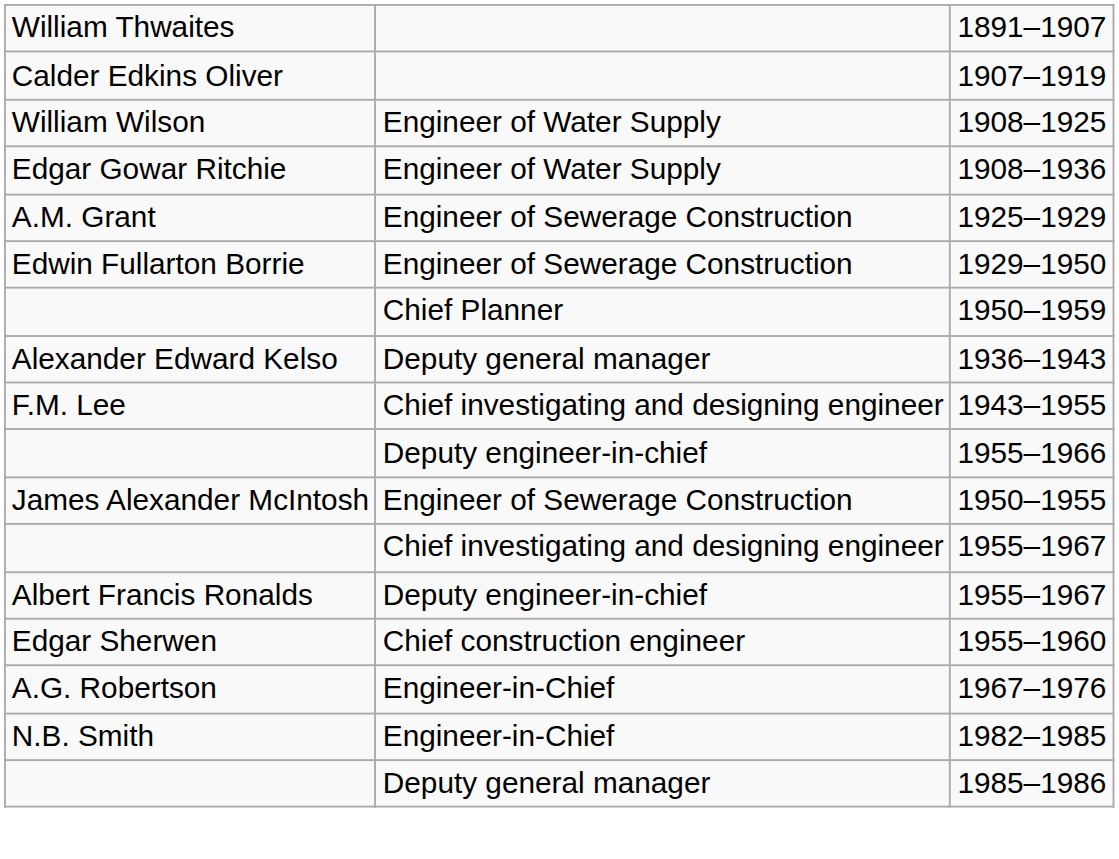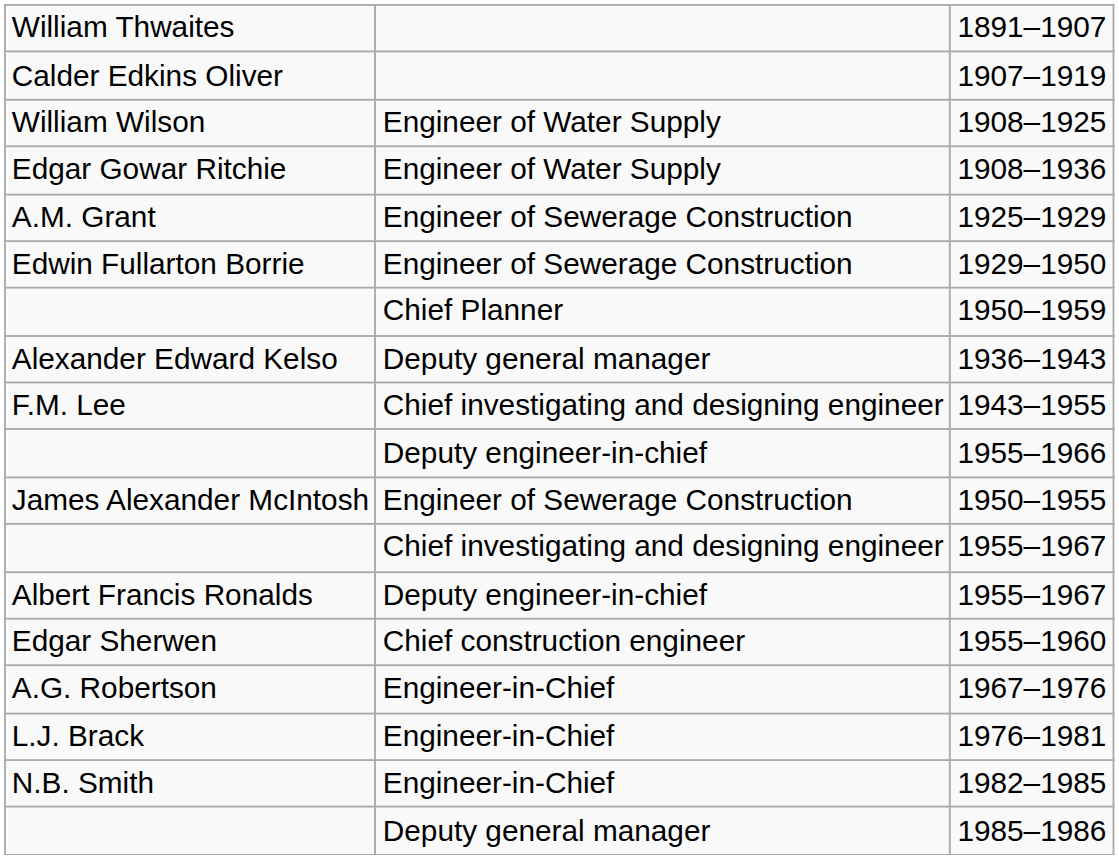+ row: (78, 736)
